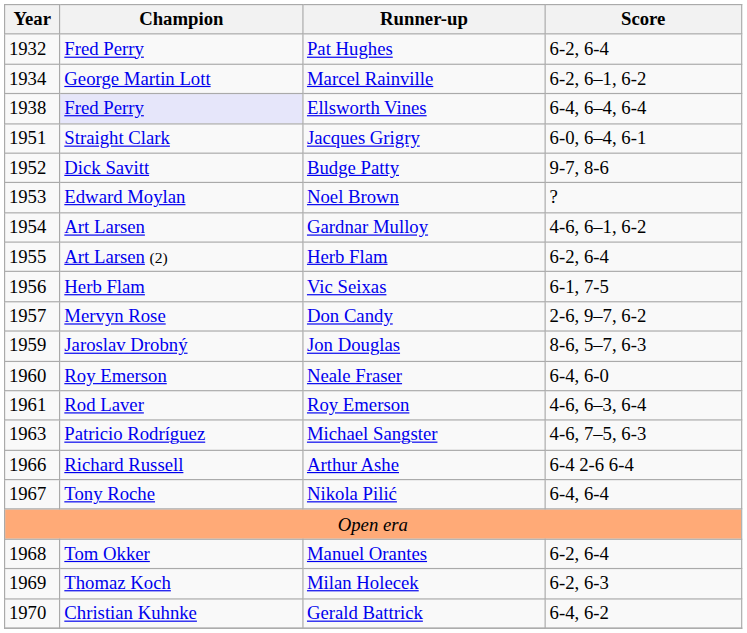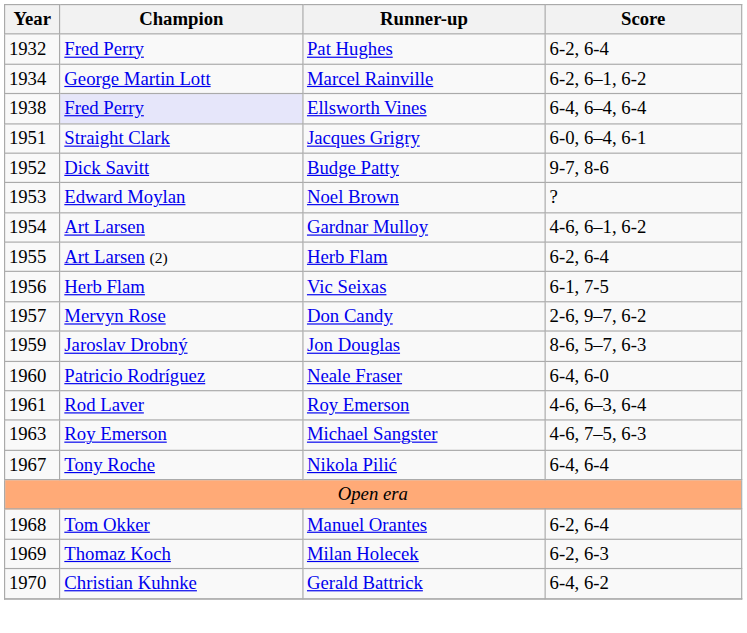(116, 375) Roy Emerson -> (135, 375) Patricio Rodríguez
(135, 434) Patricio Rodríguez -> (116, 434) Roy Emerson
- row: (353, 464)
